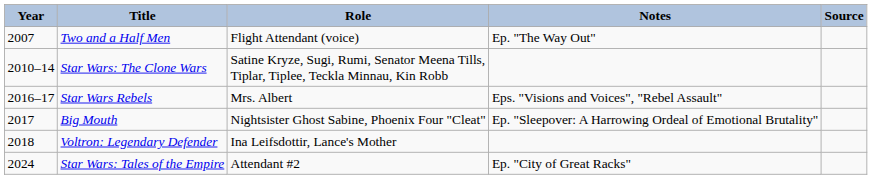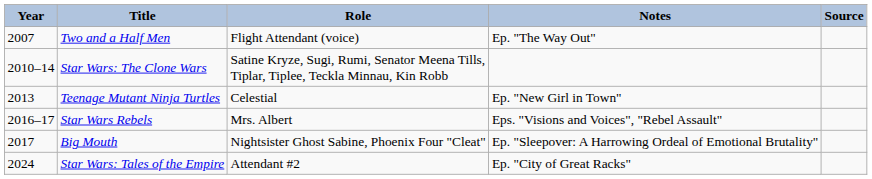+ row: (140, 97)
- row: (139, 141)
